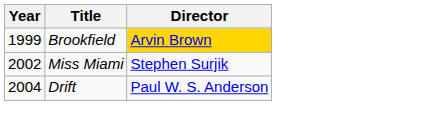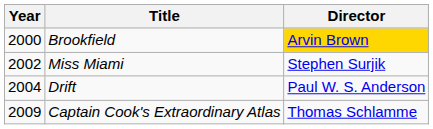(25, 40) 1999 -> (25, 40) 2000
+ row: (164, 111)
